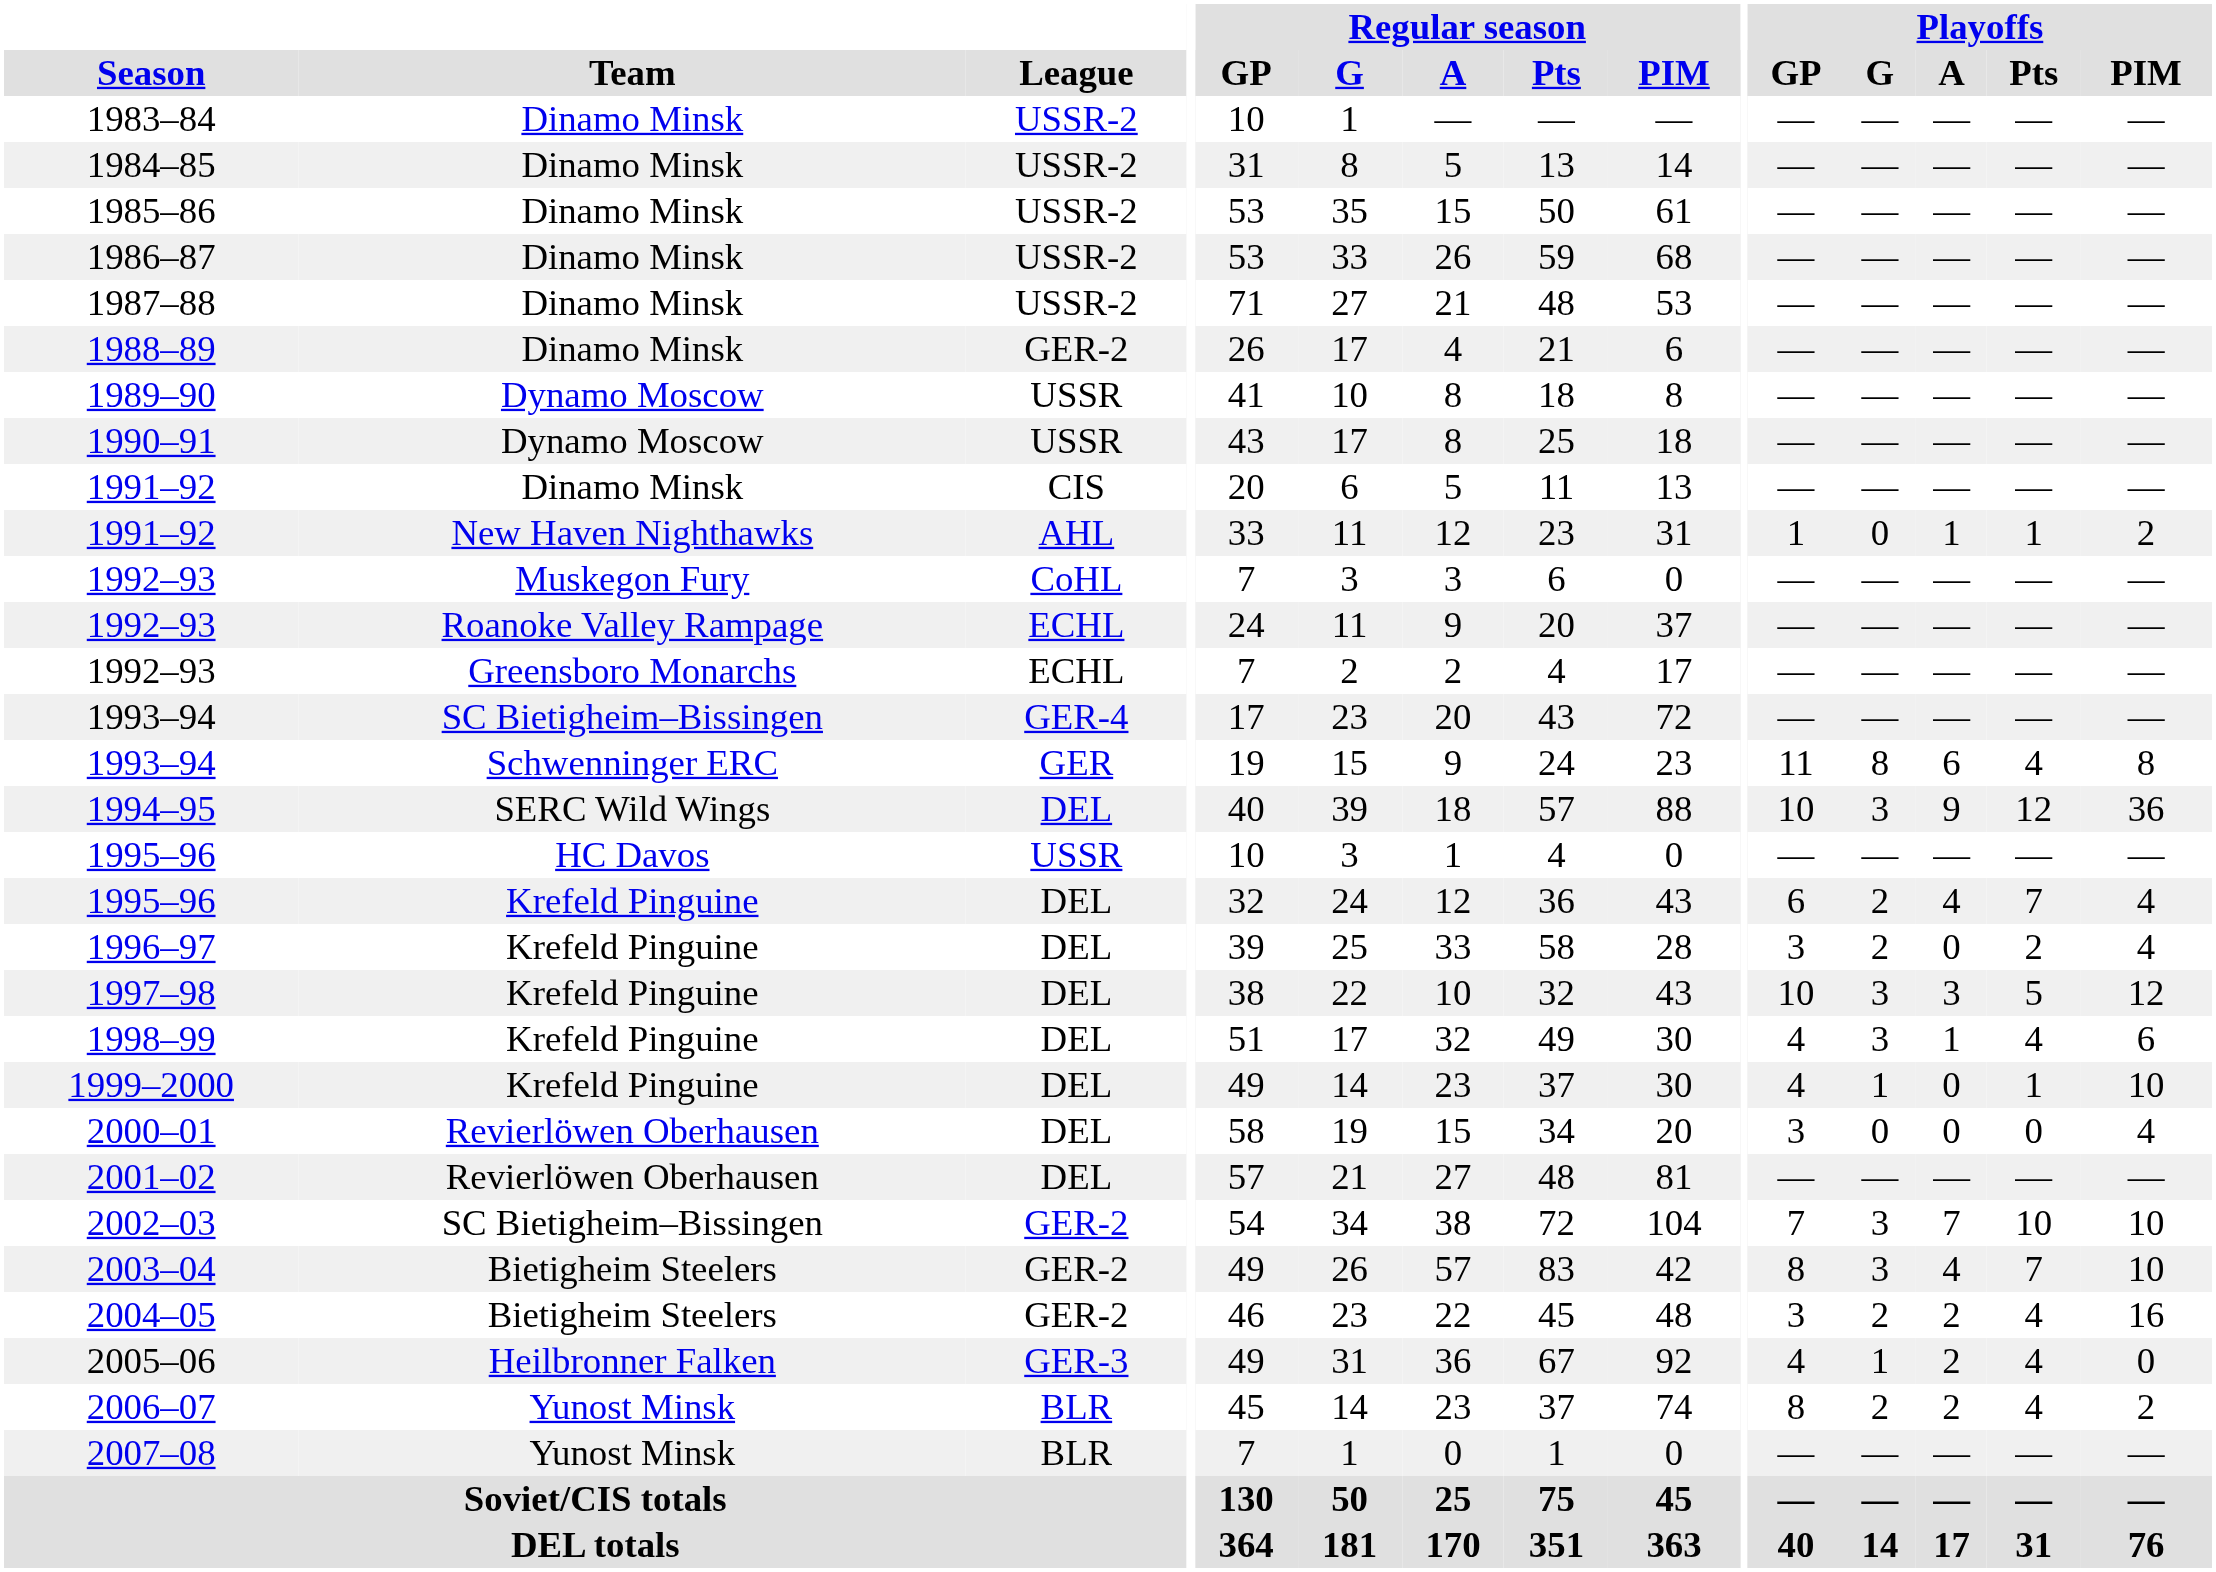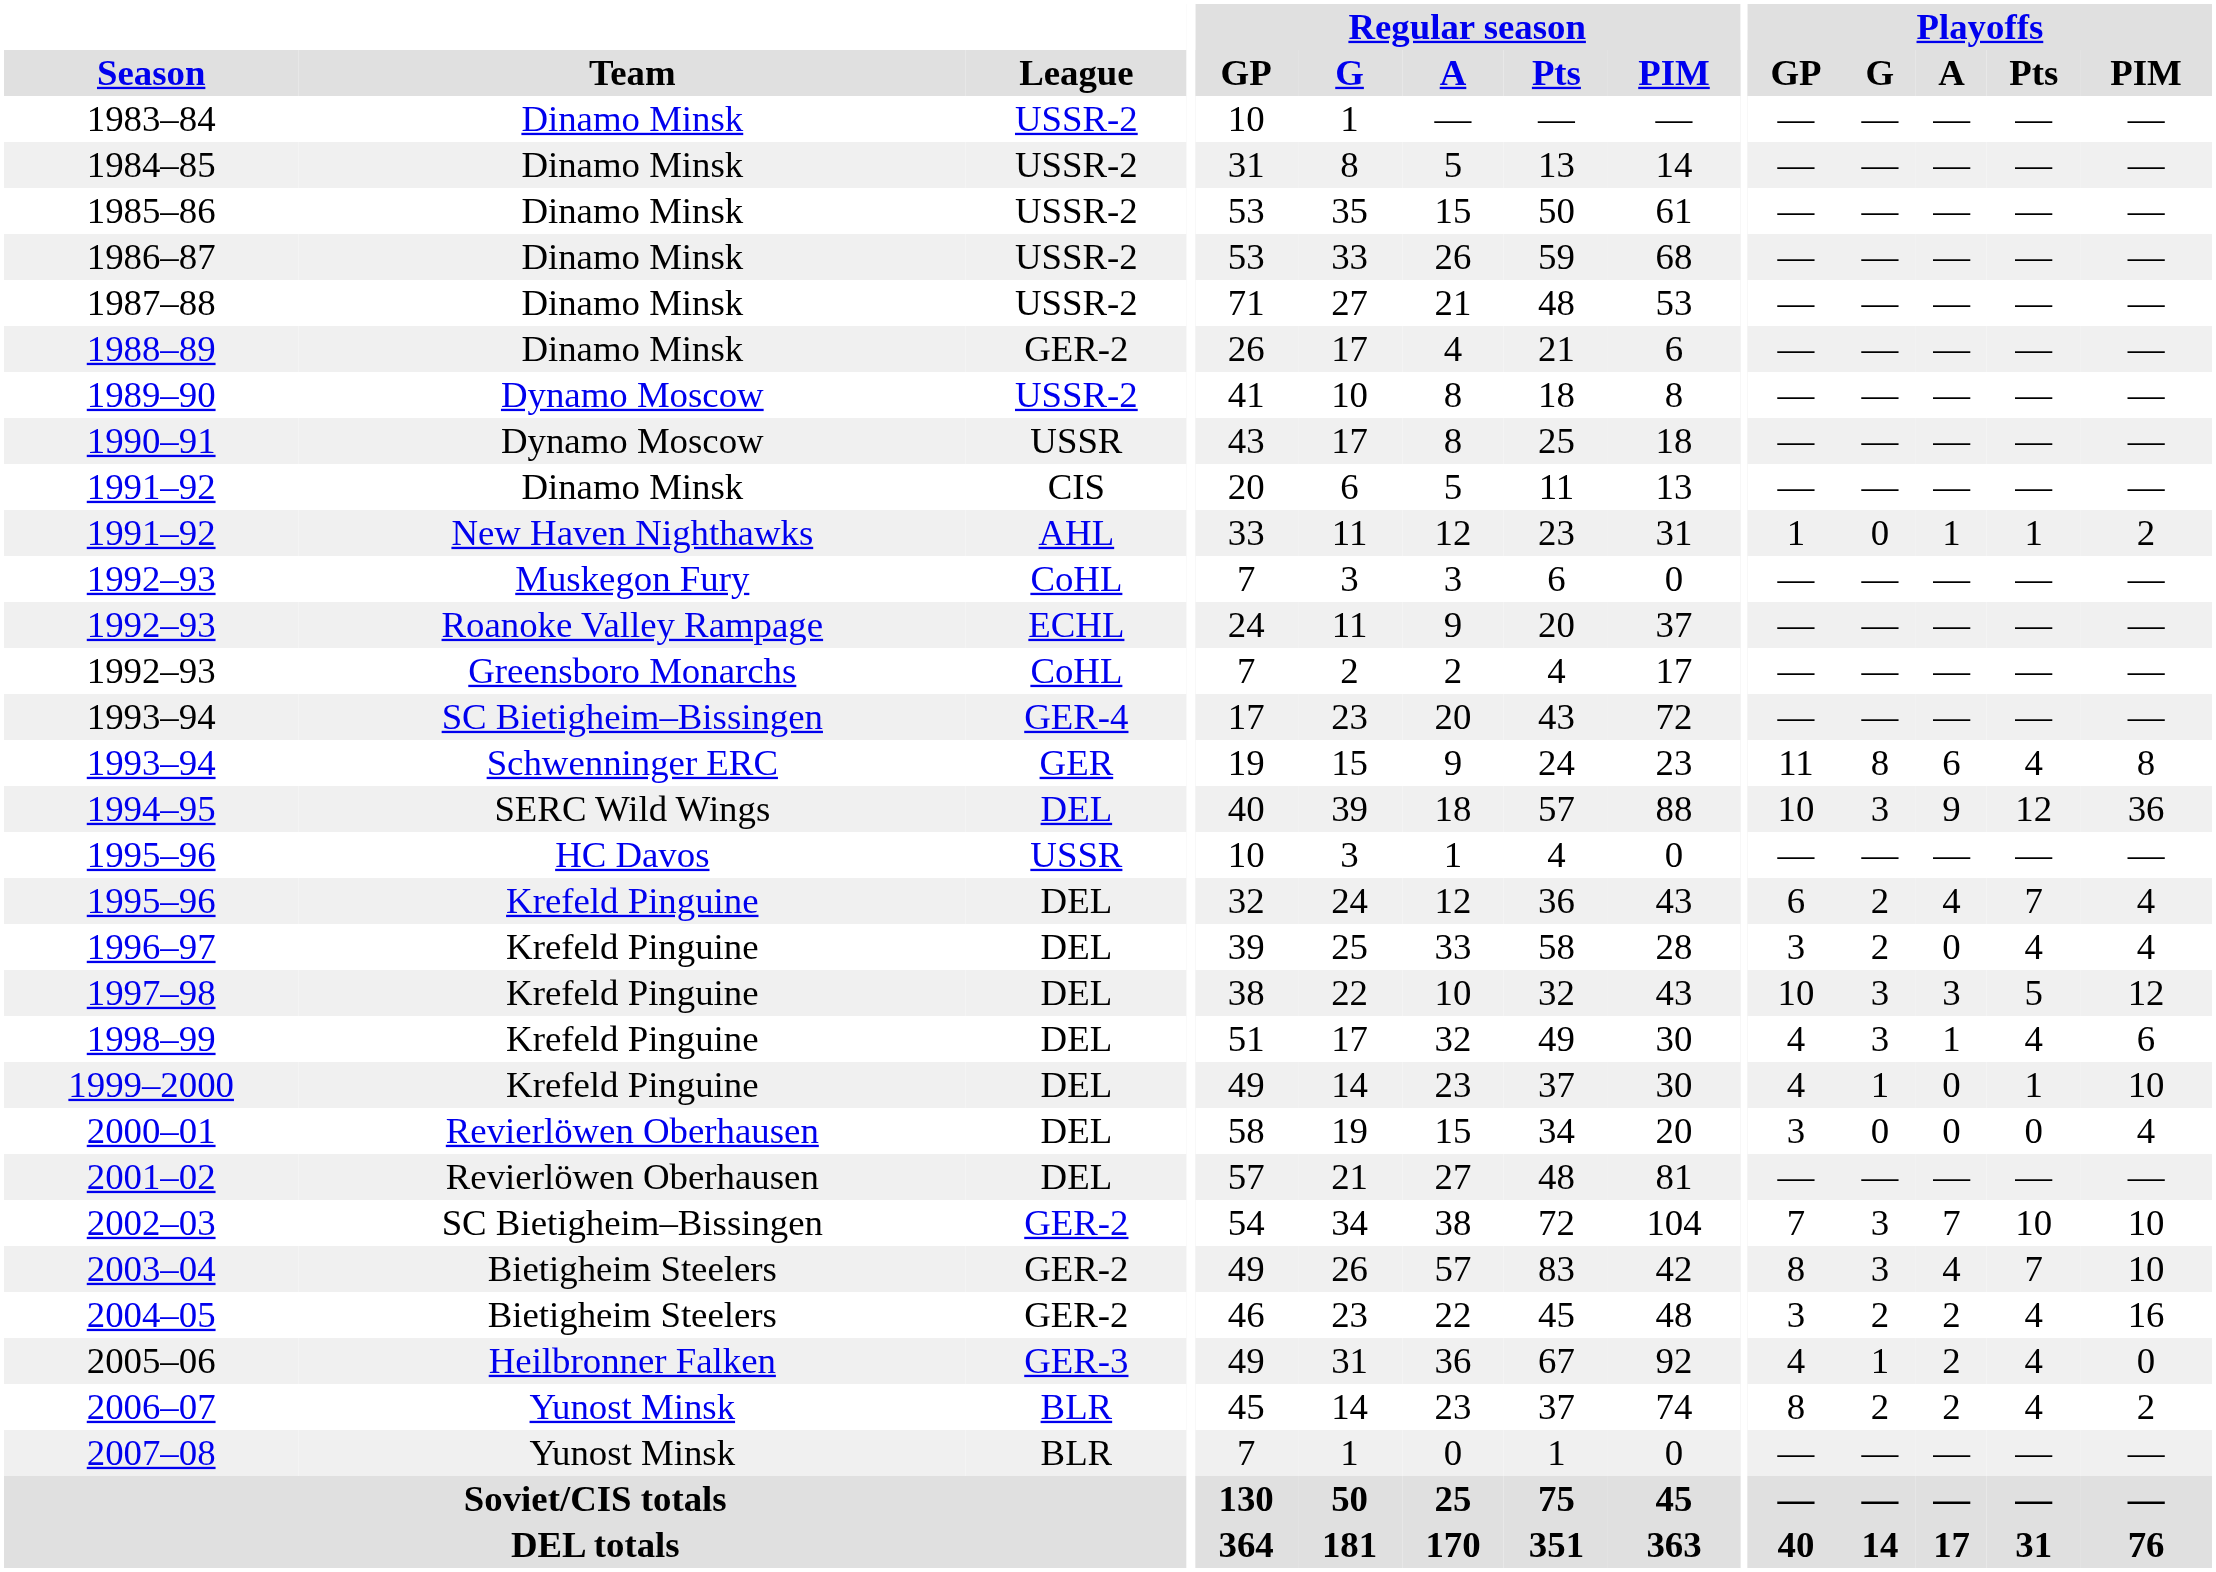(1076, 394) USSR -> (1076, 394) USSR-2
(1076, 670) ECHL -> (1076, 670) CoHL
(2034, 946) 2 -> (2034, 946) 4
